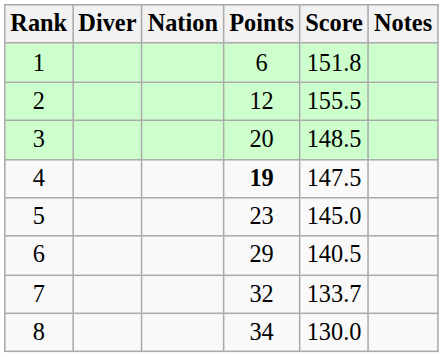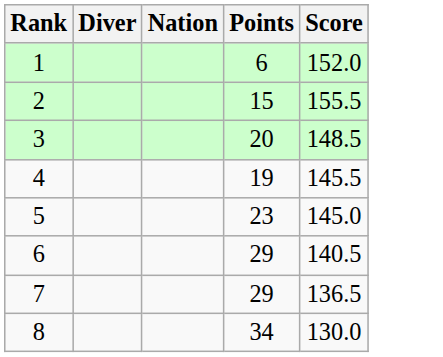- column: (403, 23)
(334, 62) 151.8 -> (334, 62) 152.0
(262, 100) 12 -> (262, 100) 15
(262, 178) bold -> (262, 178) normal
(334, 178) 147.5 -> (334, 178) 145.5
(262, 293) 32 -> (262, 293) 29
(334, 293) 133.7 -> (334, 293) 136.5
